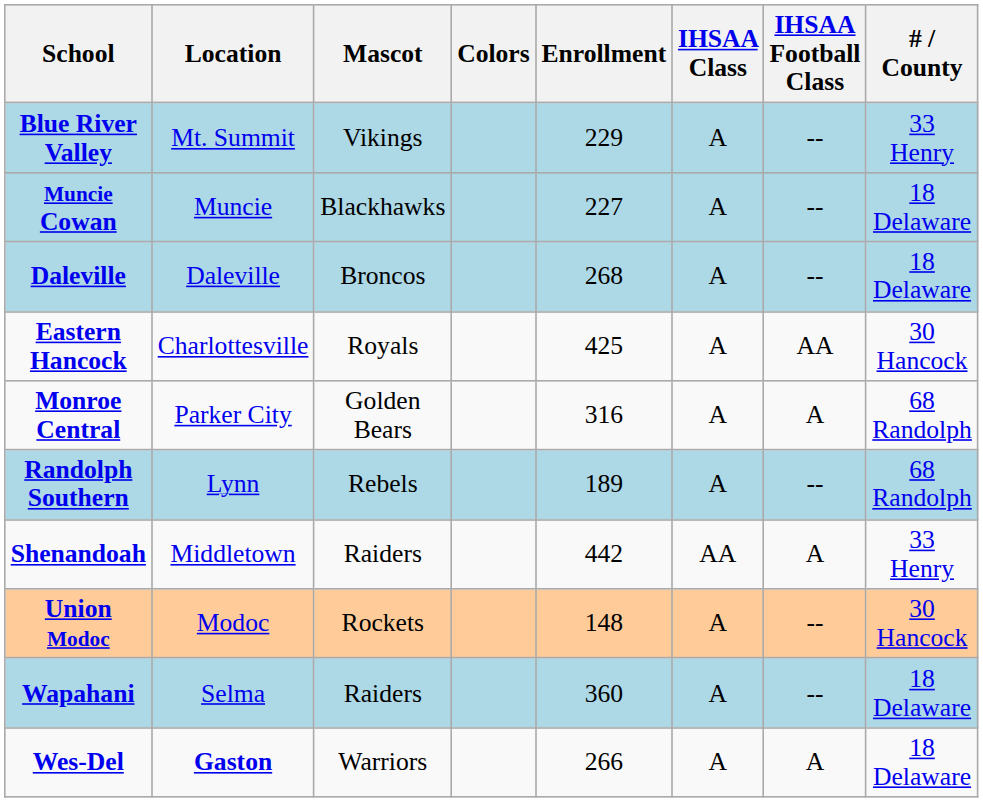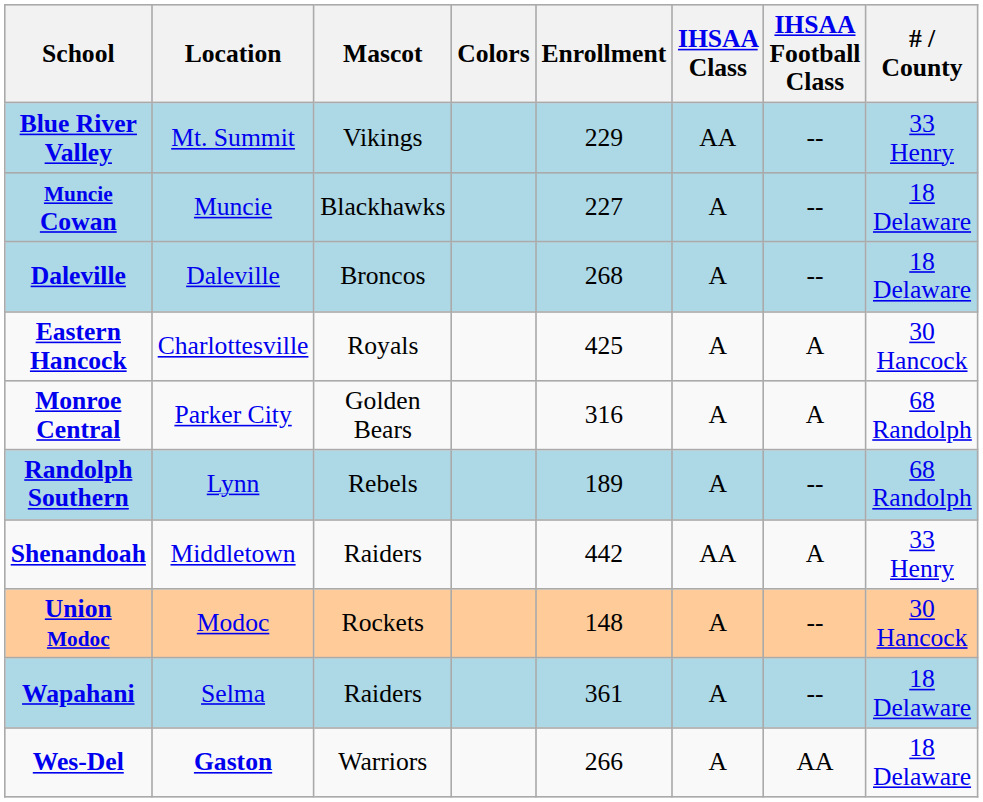(718, 137) A -> (718, 137) AA
(815, 345) AA -> (815, 345) A
(604, 692) 360 -> (604, 692) 361
(815, 762) A -> (815, 762) AA
